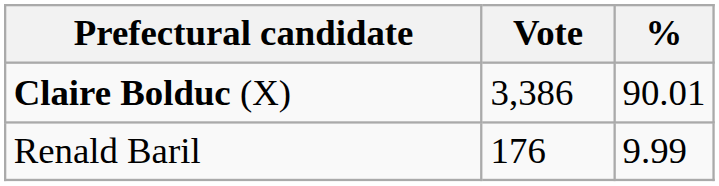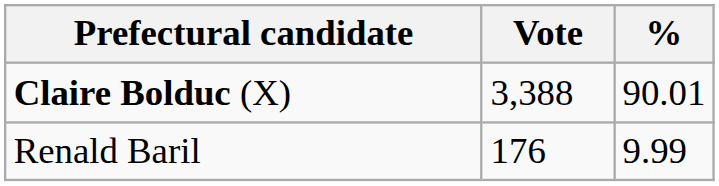(532, 92) 3,386 -> (532, 92) 3,388
